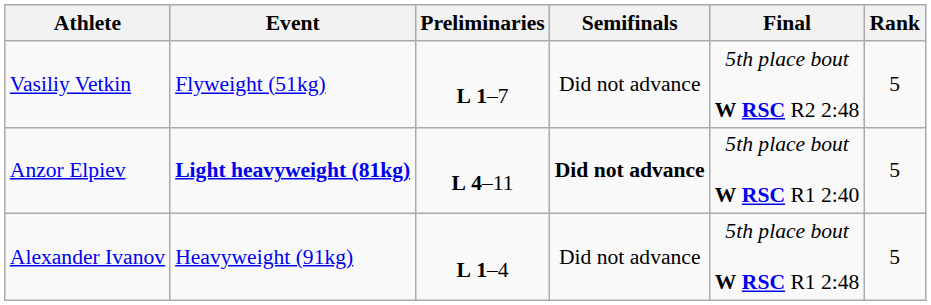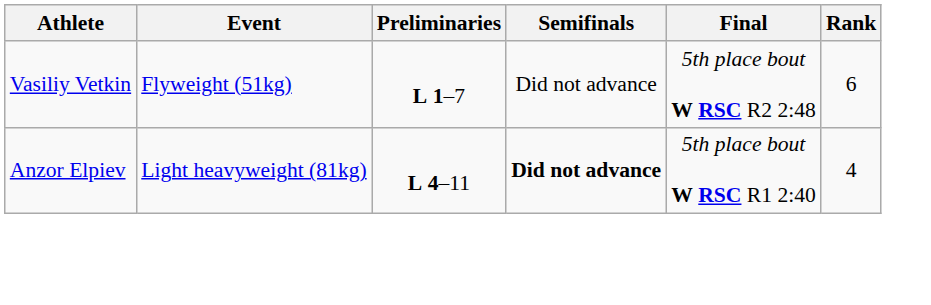(895, 83) 5 -> (851, 83) 6
(293, 170) bold -> (254, 170) normal
(895, 170) 5 -> (851, 170) 4
- row: (87, 257)
